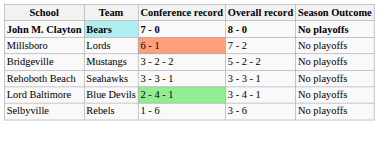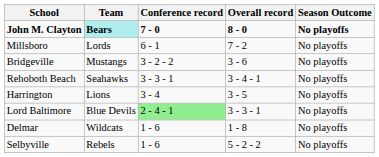(150, 45) lightsalmon background -> (150, 45) no background
(244, 62) 5 - 2 - 2 -> (237, 62) 3 - 6
(244, 78) 3 - 3 - 1 -> (244, 78) 3 - 4 - 1
+ row: (30, 95)
(244, 95) 3 - 4 - 1 -> (244, 111) 3 - 3 - 1
+ row: (22, 128)
(237, 111) 3 - 6 -> (244, 144) 5 - 2 - 2
